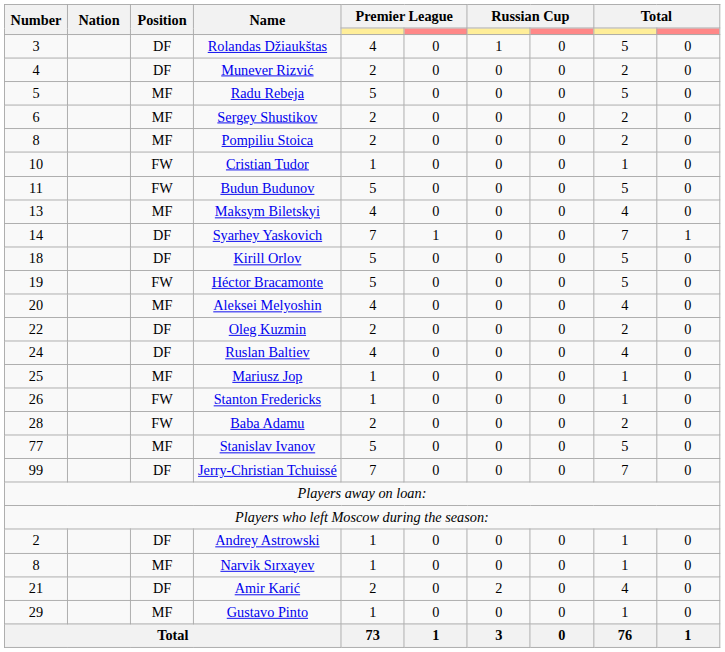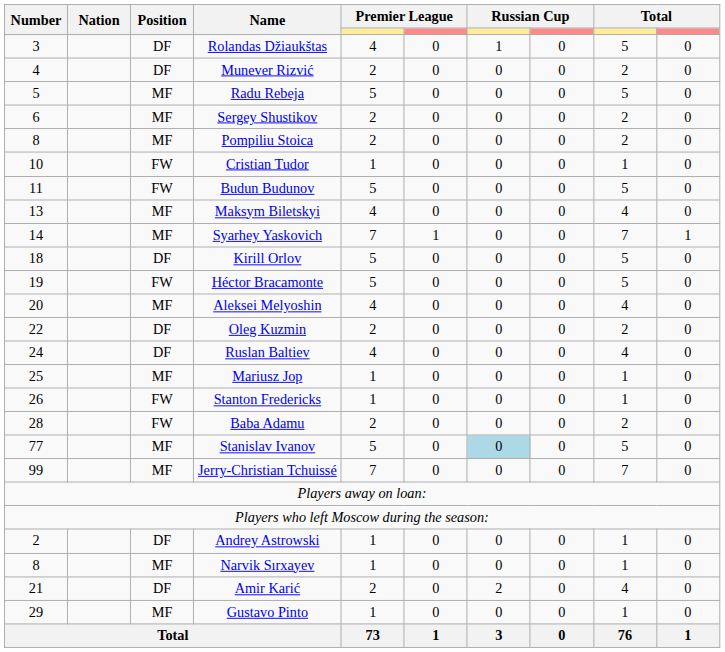(162, 235) DF -> (162, 235) MF
(499, 447) no background -> (499, 447) lightblue background
(162, 470) DF -> (162, 470) MF
